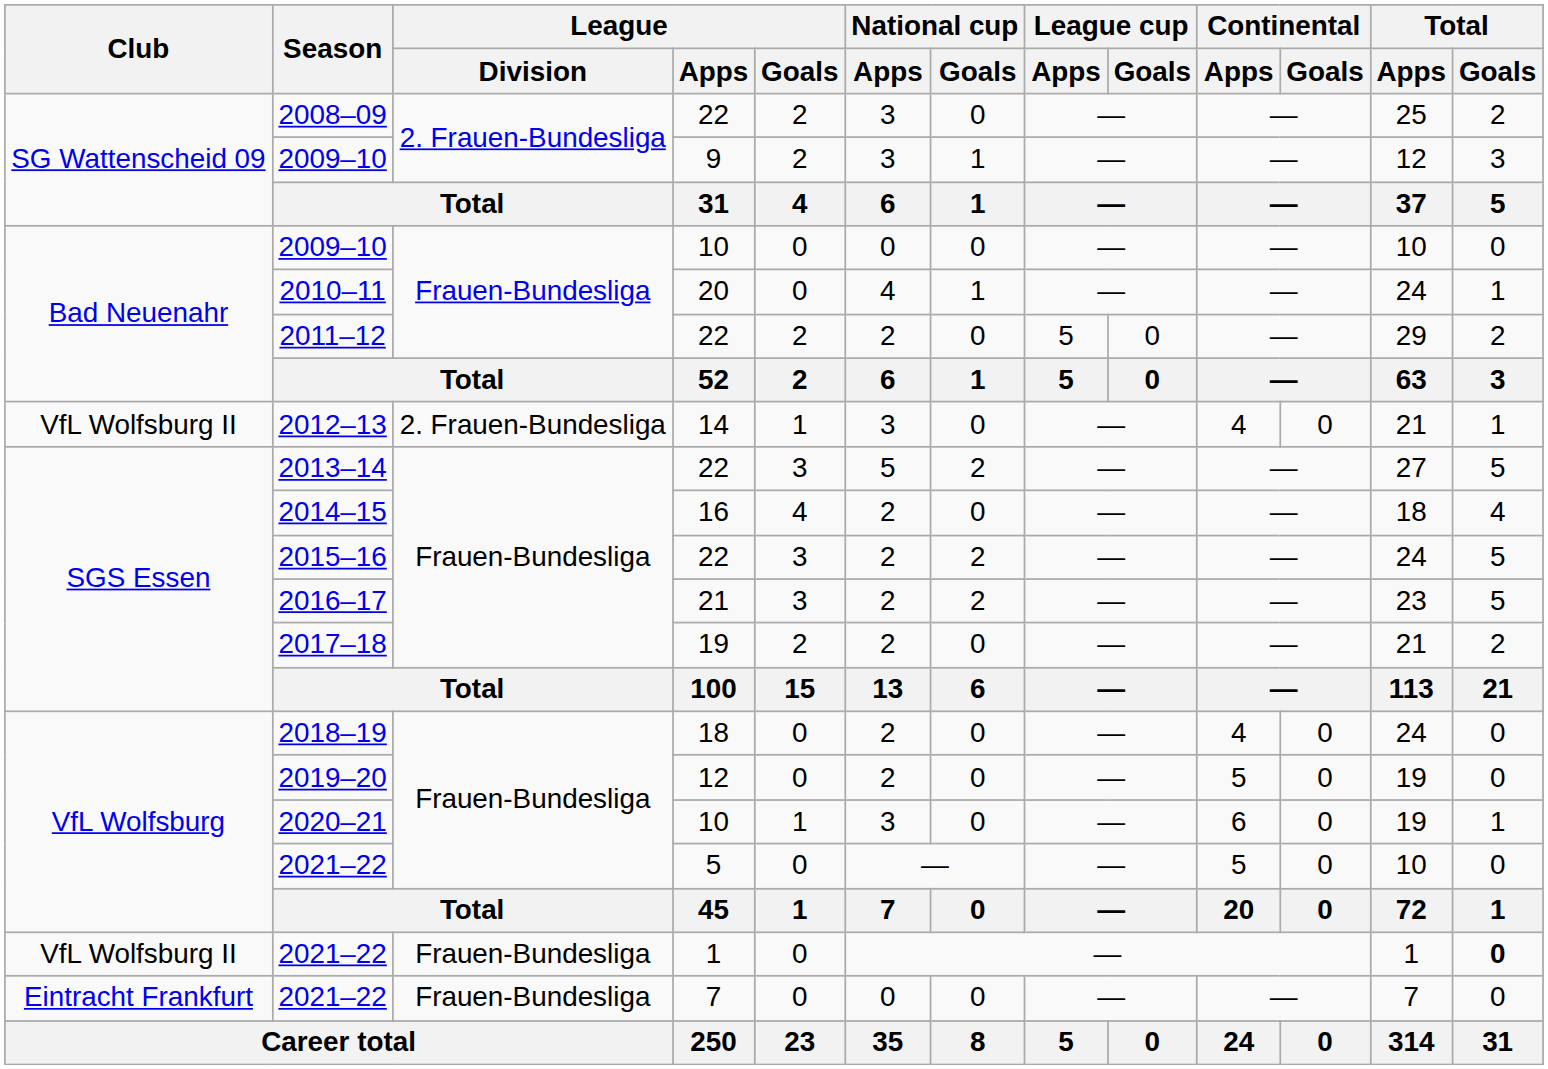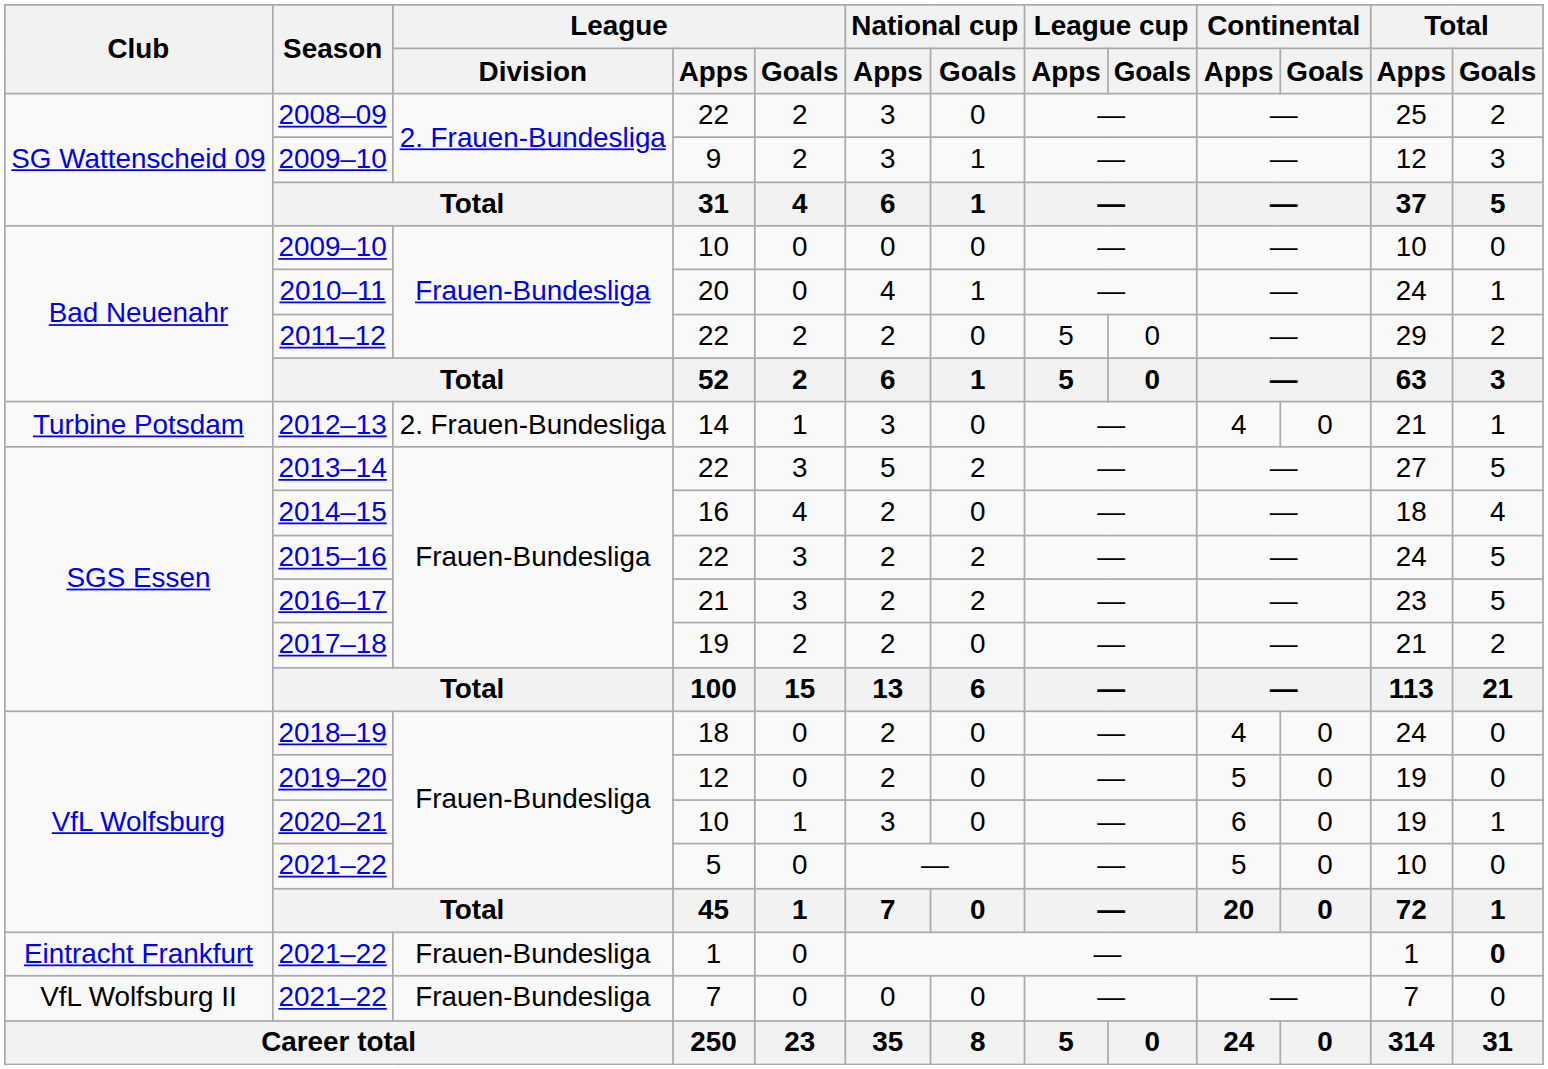(138, 423) VfL Wolfsburg II -> (138, 423) Turbine Potsdam
(138, 953) VfL Wolfsburg II -> (138, 953) Eintracht Frankfurt
(138, 997) Eintracht Frankfurt -> (138, 997) VfL Wolfsburg II
